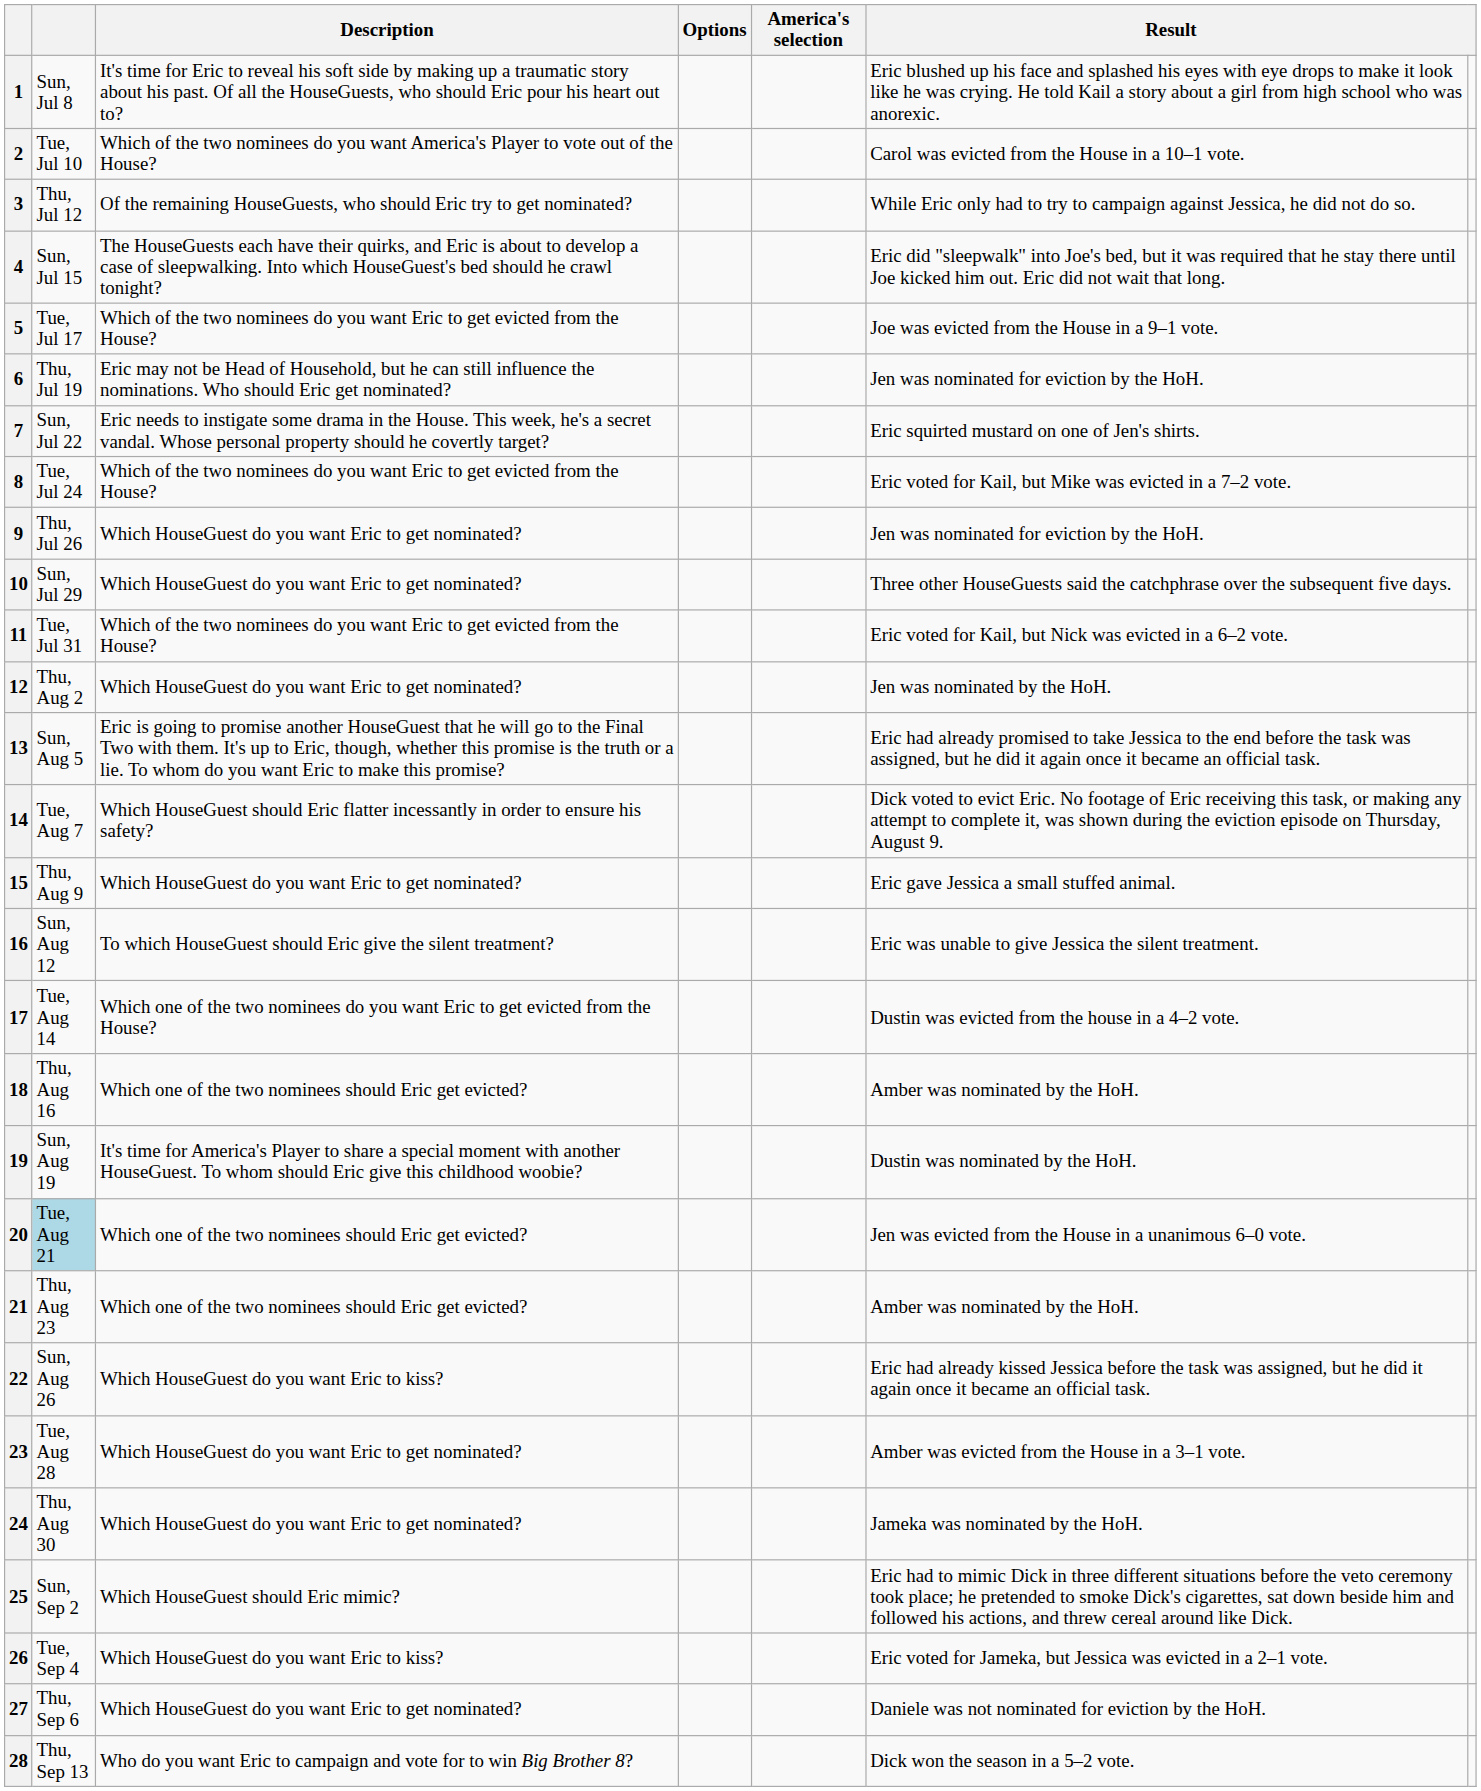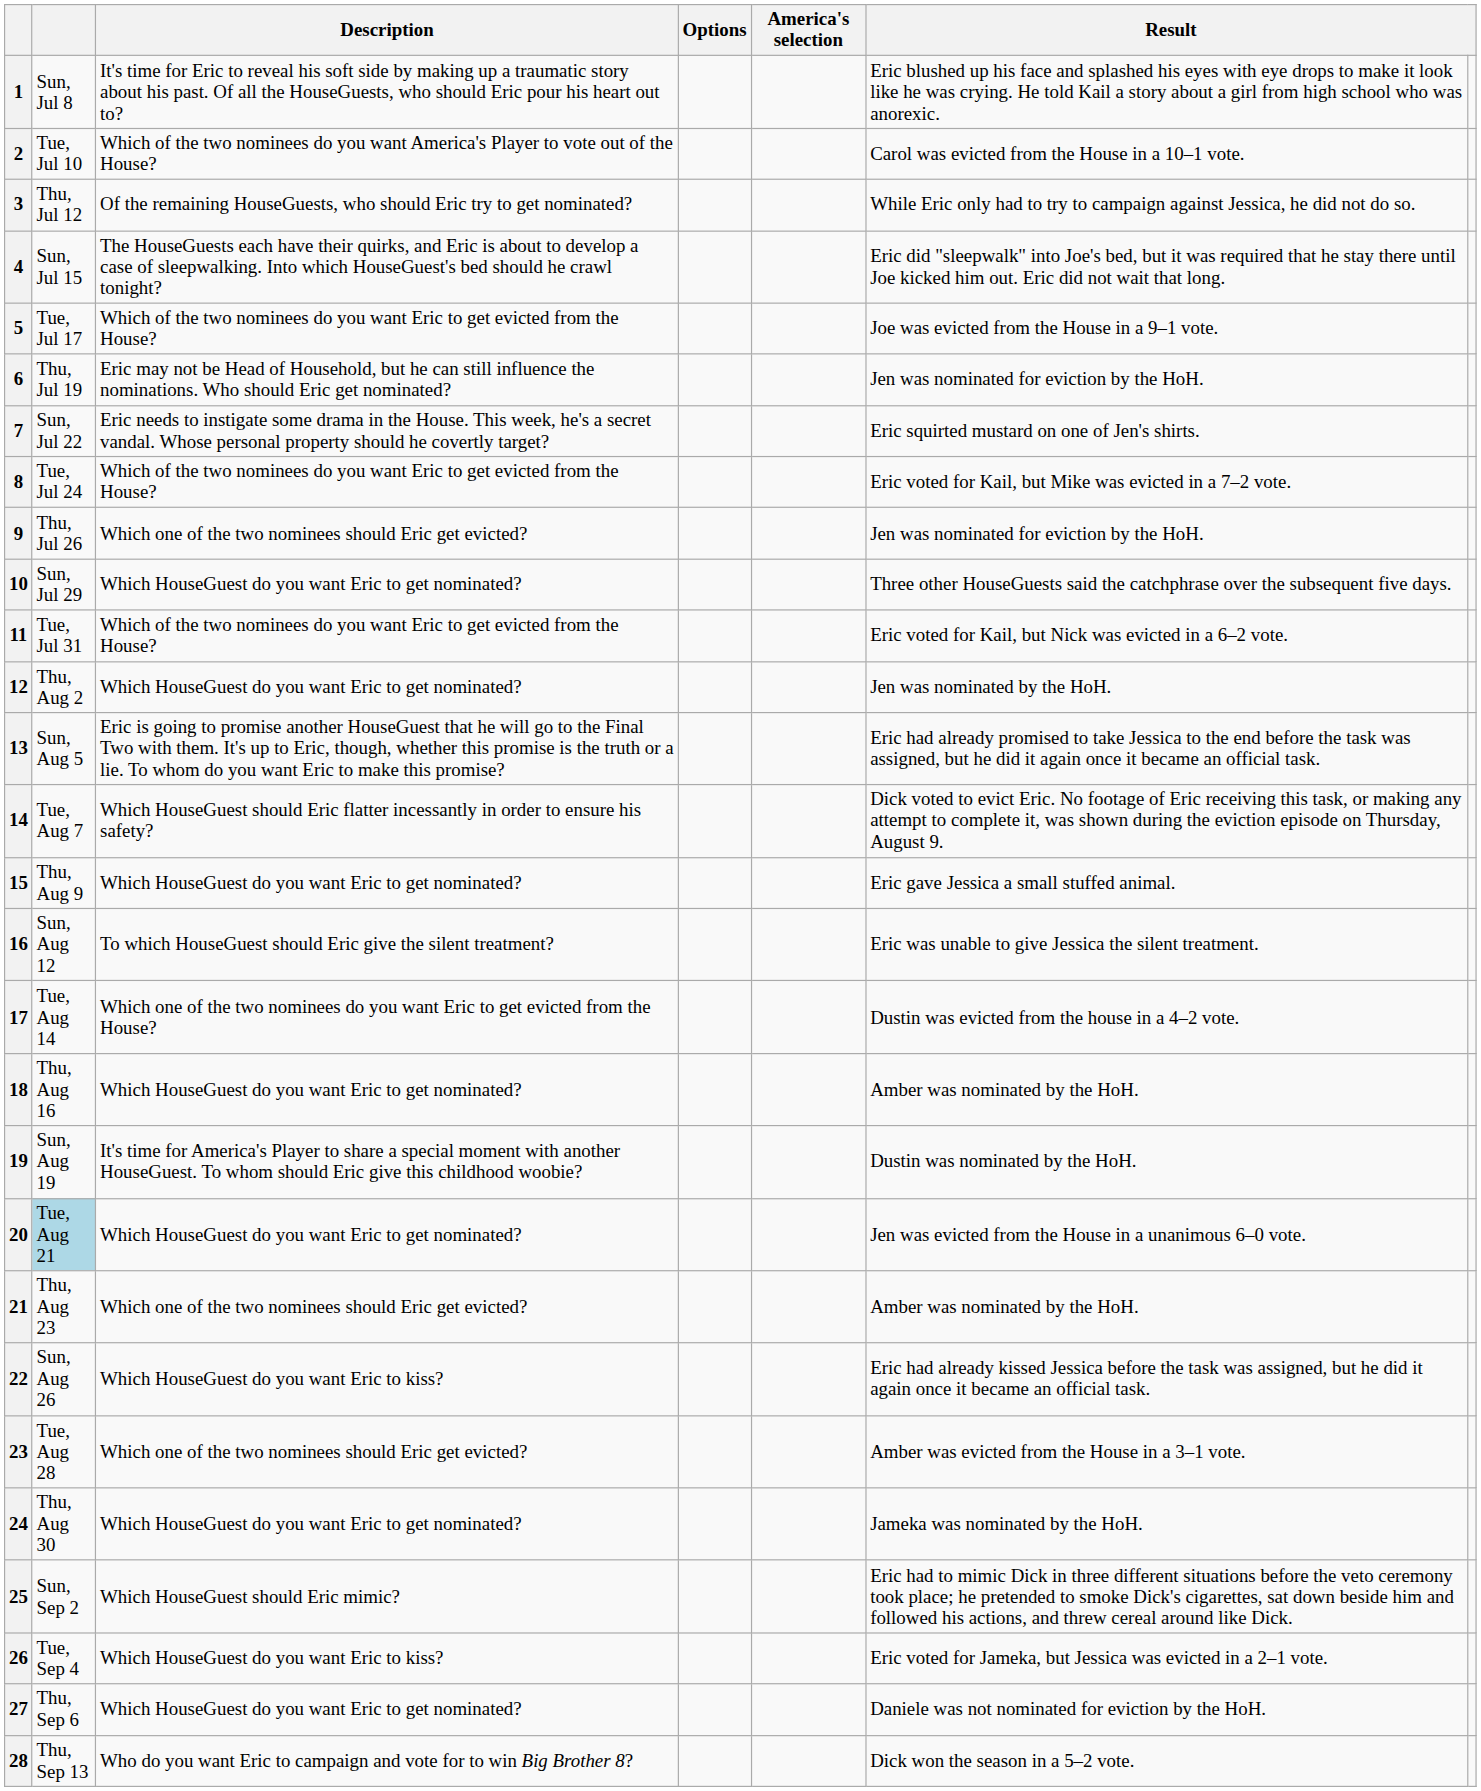(311, 533) Which HouseGuest do you want Eric to get nominated? -> (314, 533) Which one of the two nominees should Eric get evicted?
(314, 1089) Which one of the two nominees should Eric get evicted? -> (311, 1089) Which HouseGuest do you want Eric to get nominated?
(314, 1234) Which one of the two nominees should Eric get evicted? -> (311, 1234) Which HouseGuest do you want Eric to get nominated?
(311, 1451) Which HouseGuest do you want Eric to get nominated? -> (314, 1451) Which one of the two nominees should Eric get evicted?
